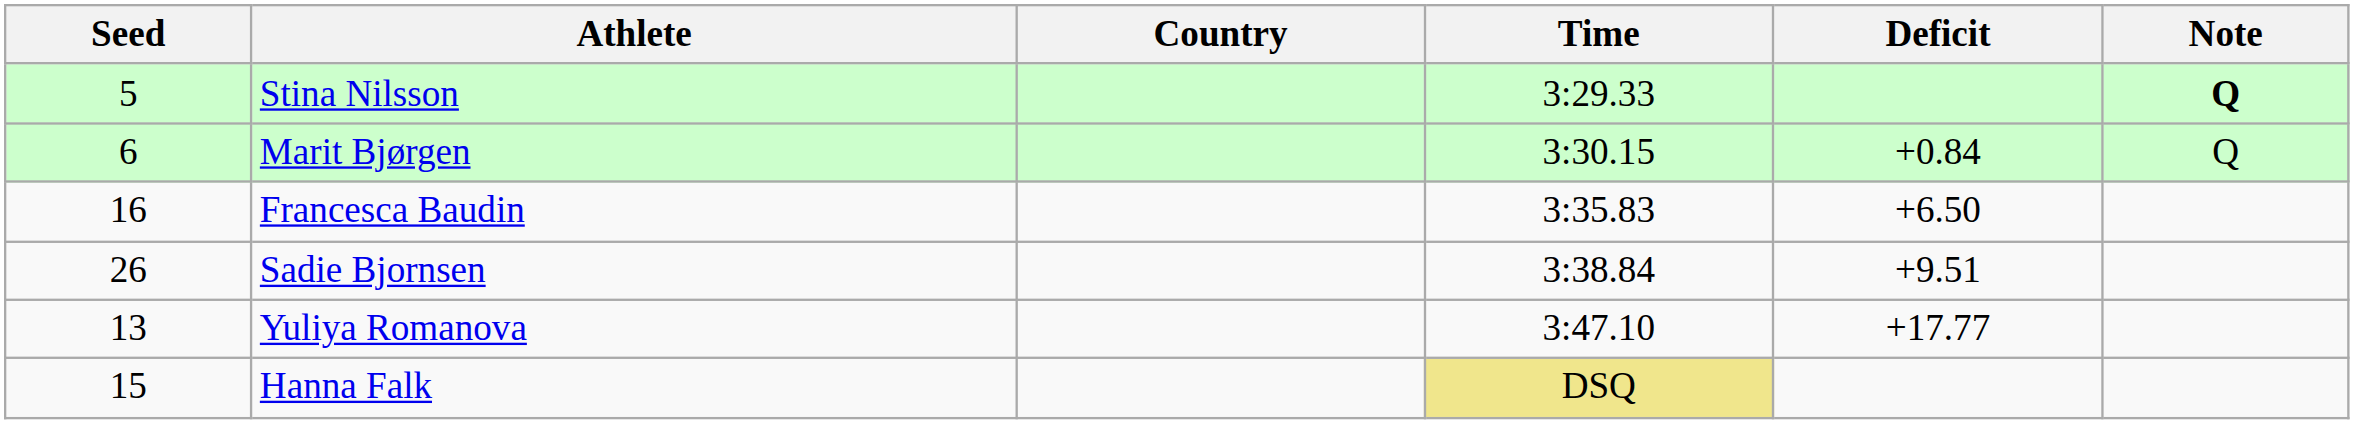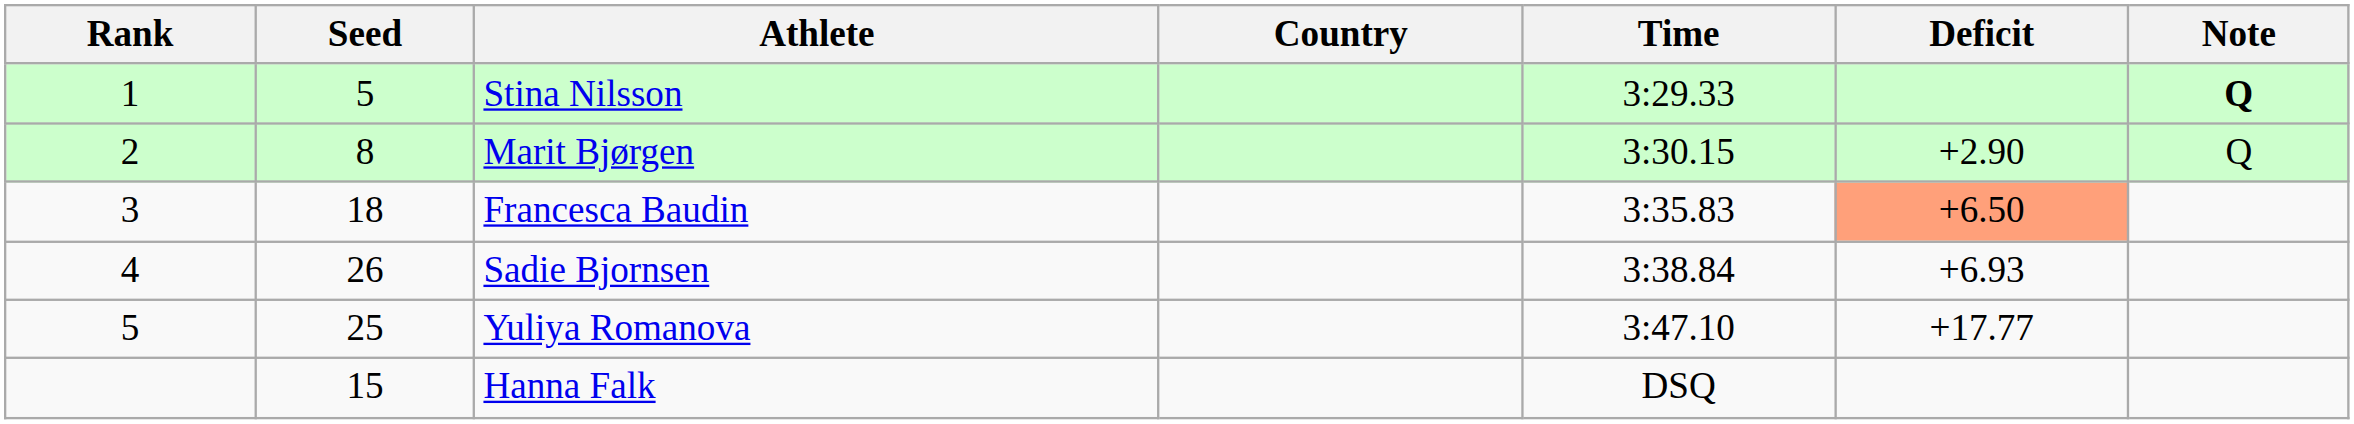+ column: (130, 33)
(128, 151) 6 -> (365, 151) 8
(1938, 151) +0.84 -> (1982, 151) +2.90
(128, 210) 16 -> (365, 210) 18
(1938, 210) no background -> (1982, 210) lightsalmon background
(1938, 269) +9.51 -> (1982, 269) +6.93
(128, 328) 13 -> (365, 328) 25
(1599, 387) khaki background -> (1679, 387) no background
